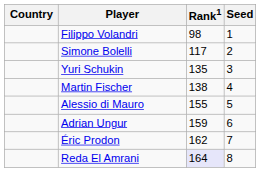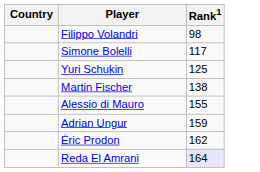- column: (240, 14)
(198, 69) 135 -> (198, 69) 125
